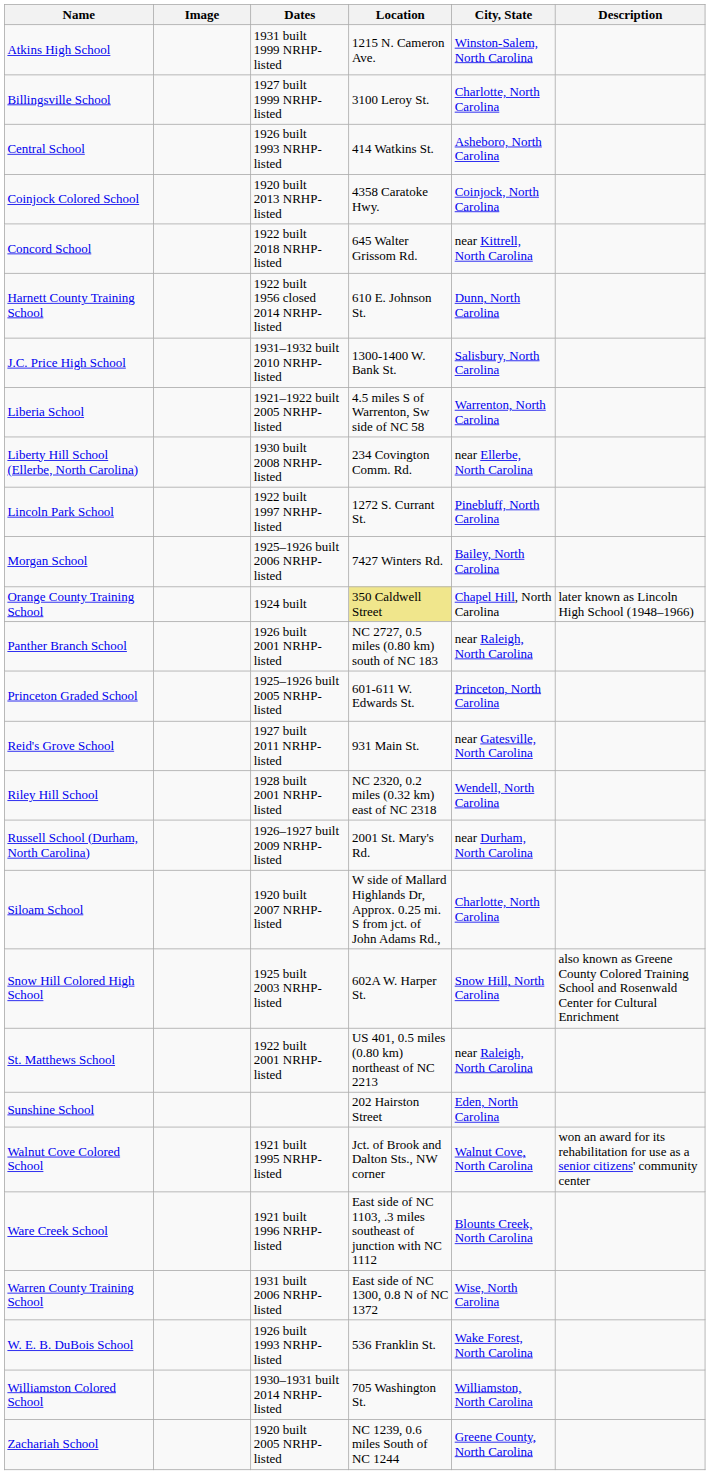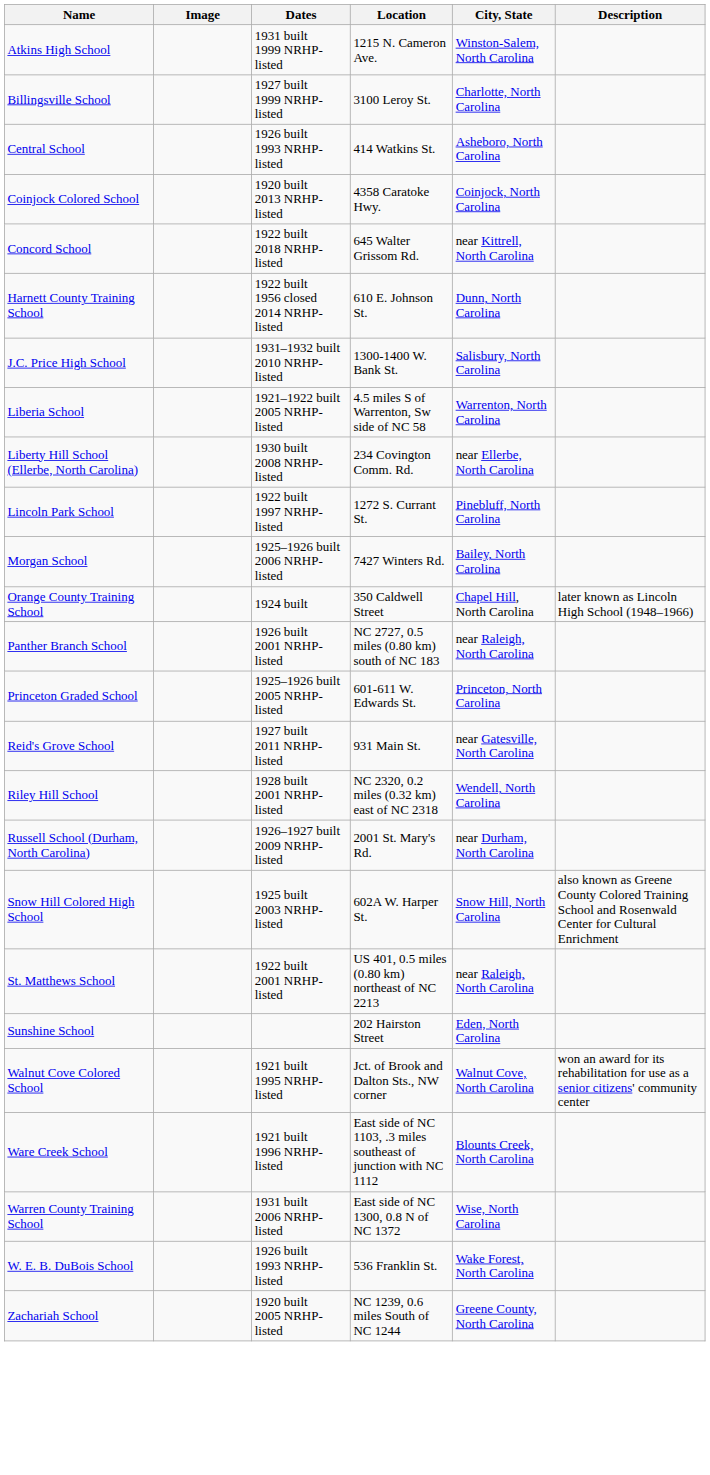(387, 604) khaki background -> (388, 604) no background
- row: (45, 909)
- row: (62, 1394)
